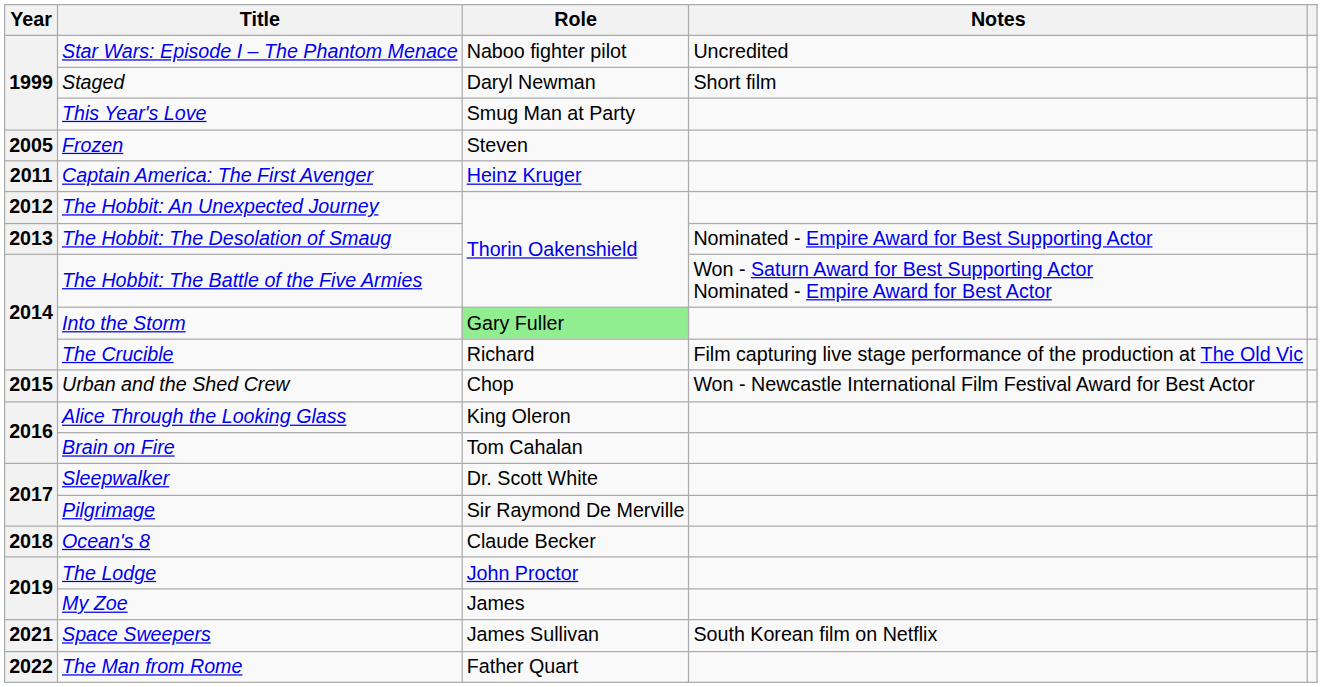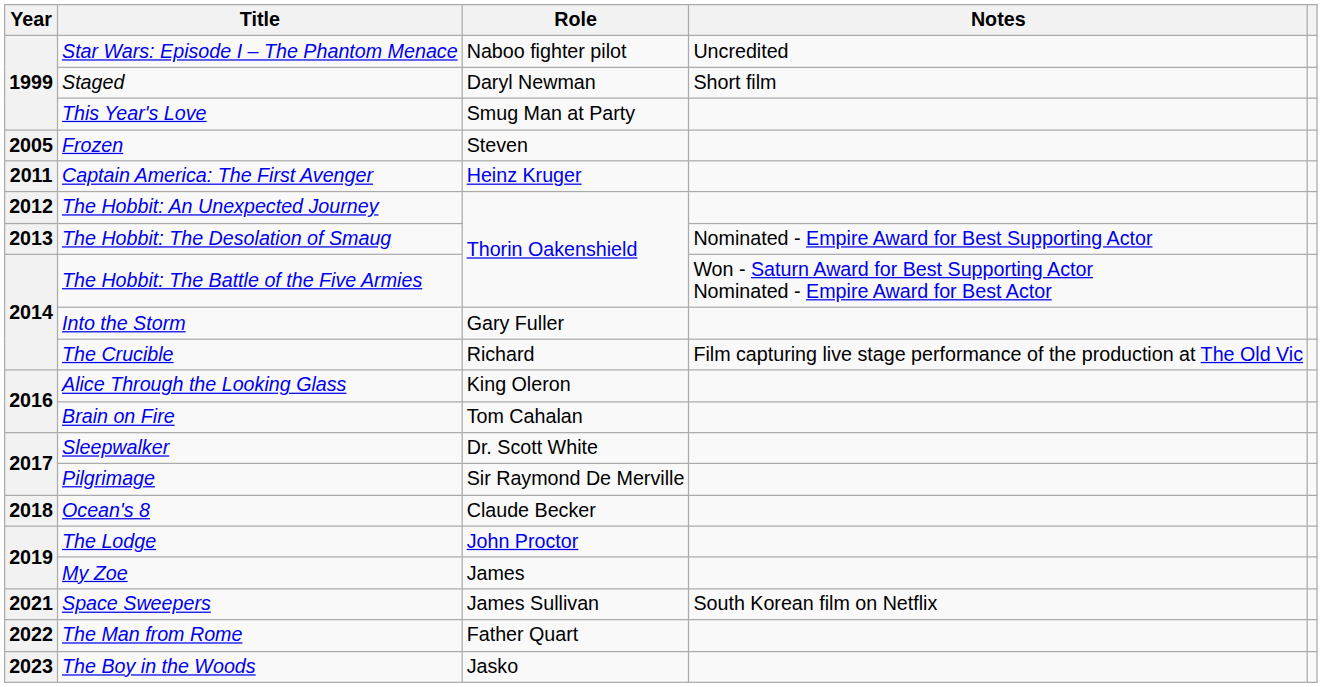(515, 323) lightgreen background -> (515, 323) no background
- row: (176, 385)
+ row: (159, 666)
